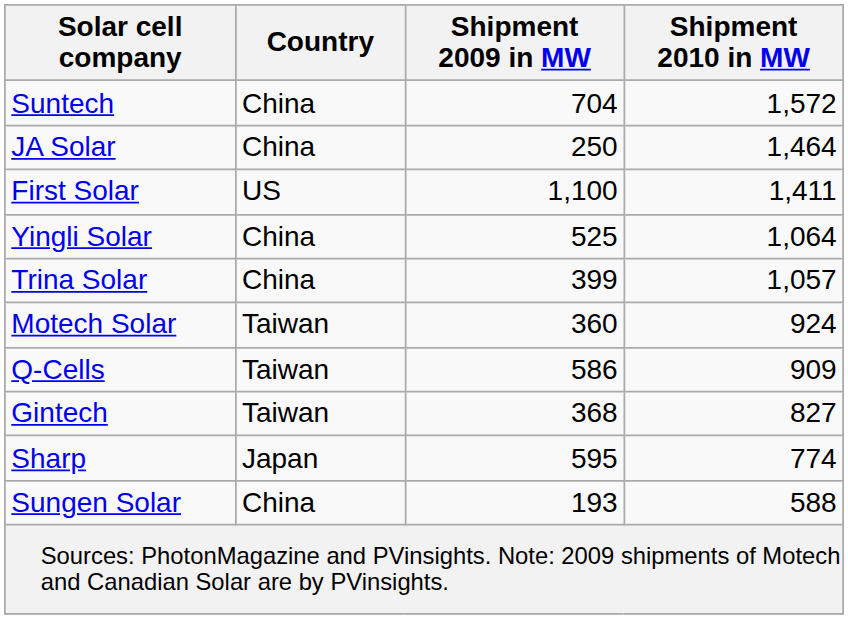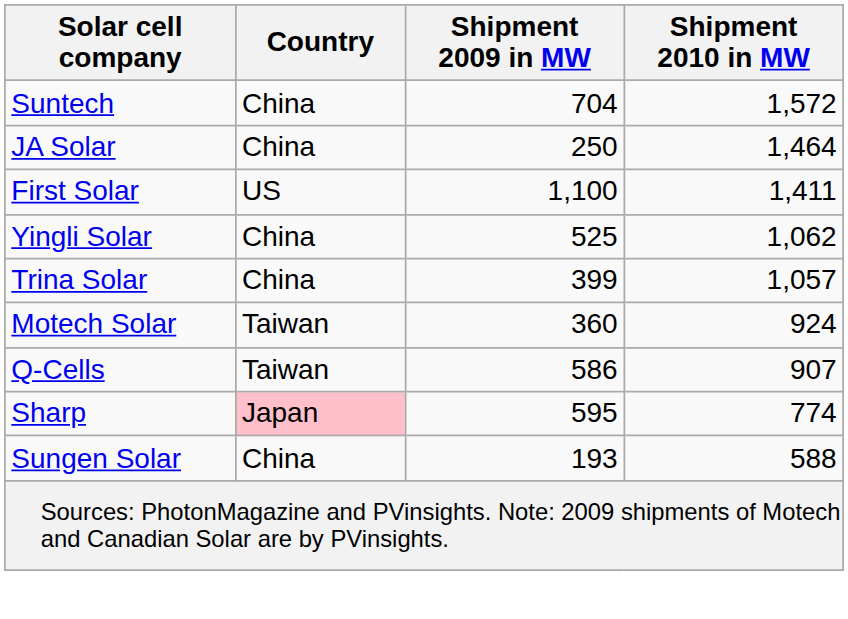(802, 235) 1,064 -> (802, 235) 1,062
(813, 369) 909 -> (813, 369) 907
- row: (60, 413)
(280, 457) no background -> (280, 413) pink background
